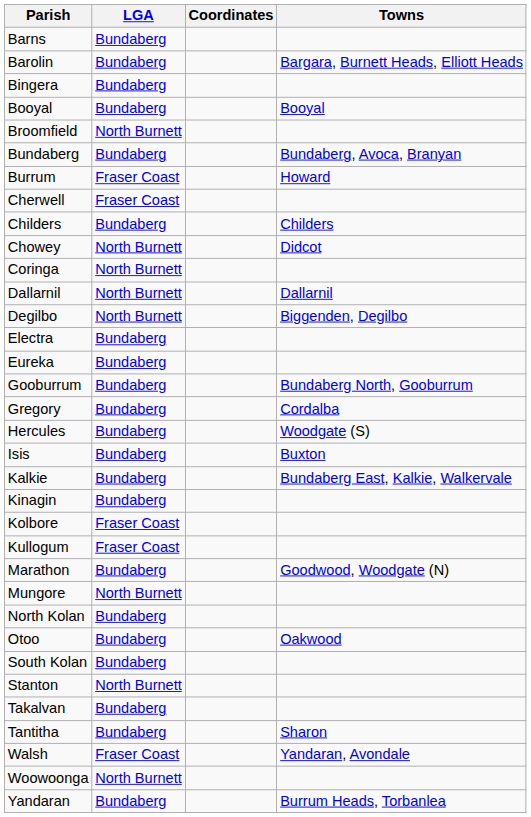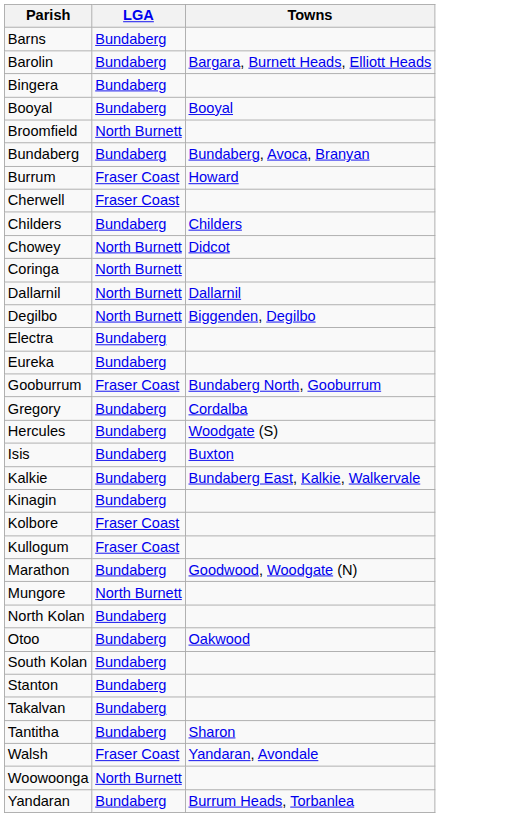- column: (231, 16)
(131, 385) Bundaberg -> (137, 385) Fraser Coast
(138, 685) North Burnett -> (131, 685) Bundaberg
